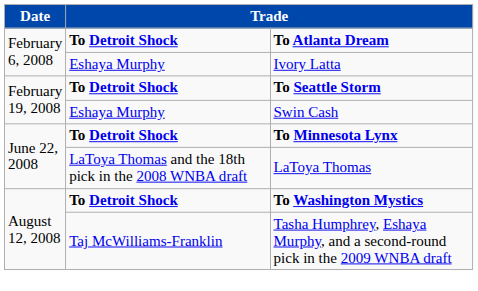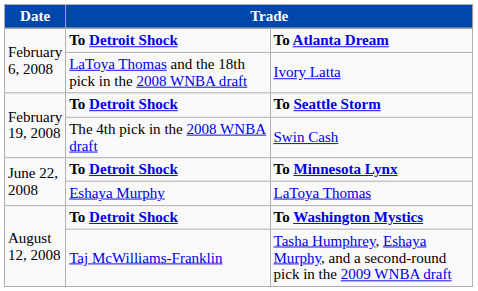(117, 64) Eshaya Murphy -> (158, 72) LaToya Thomas and the 18th pick in the 2008 WNBA draft
(117, 111) Eshaya Murphy -> (168, 137) The 4th pick in the 2008 WNBA draft
(158, 168) LaToya Thomas and the 18th pick in the 2008 WNBA draft -> (117, 193) Eshaya Murphy
